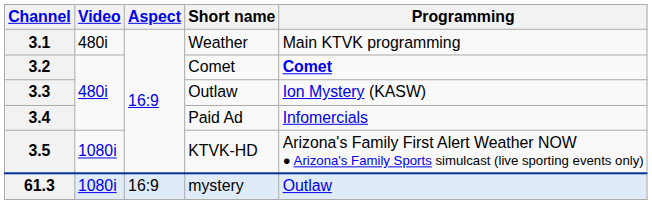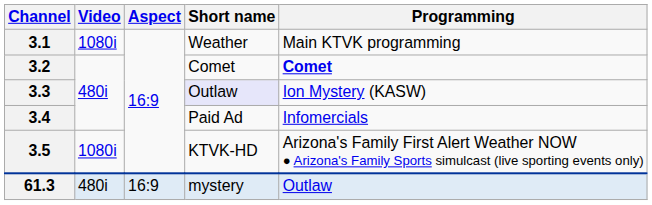(93, 42) 480i -> (97, 42) 1080i
(213, 92) no background -> (213, 92) lavender background
(97, 186) 1080i -> (93, 186) 480i
